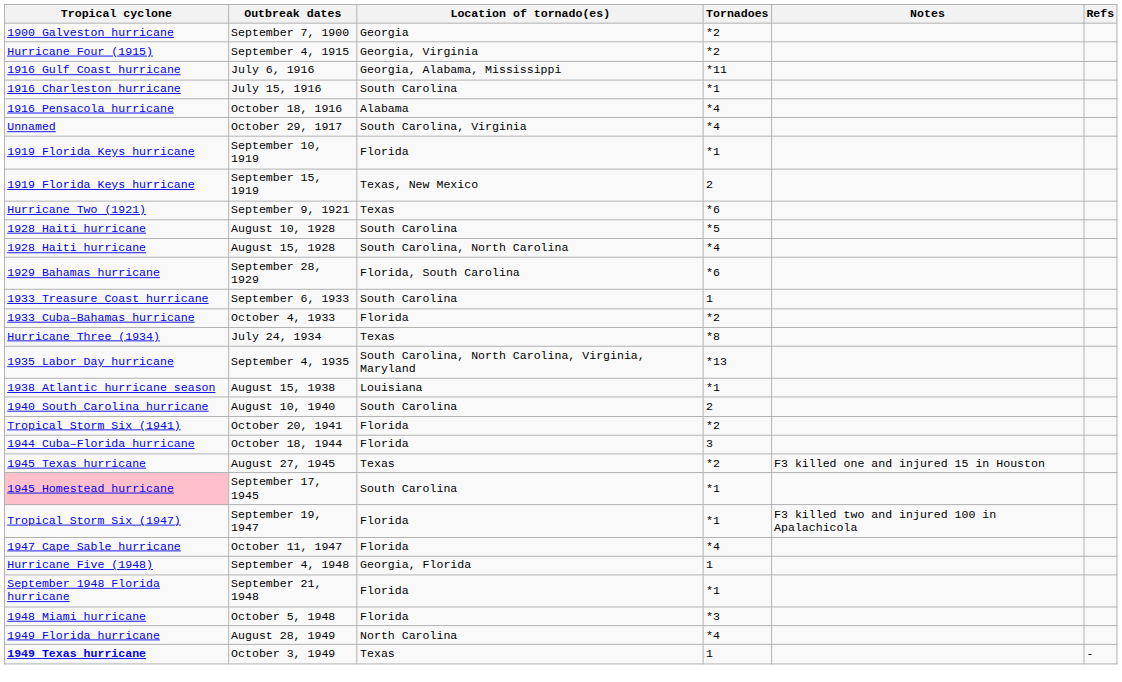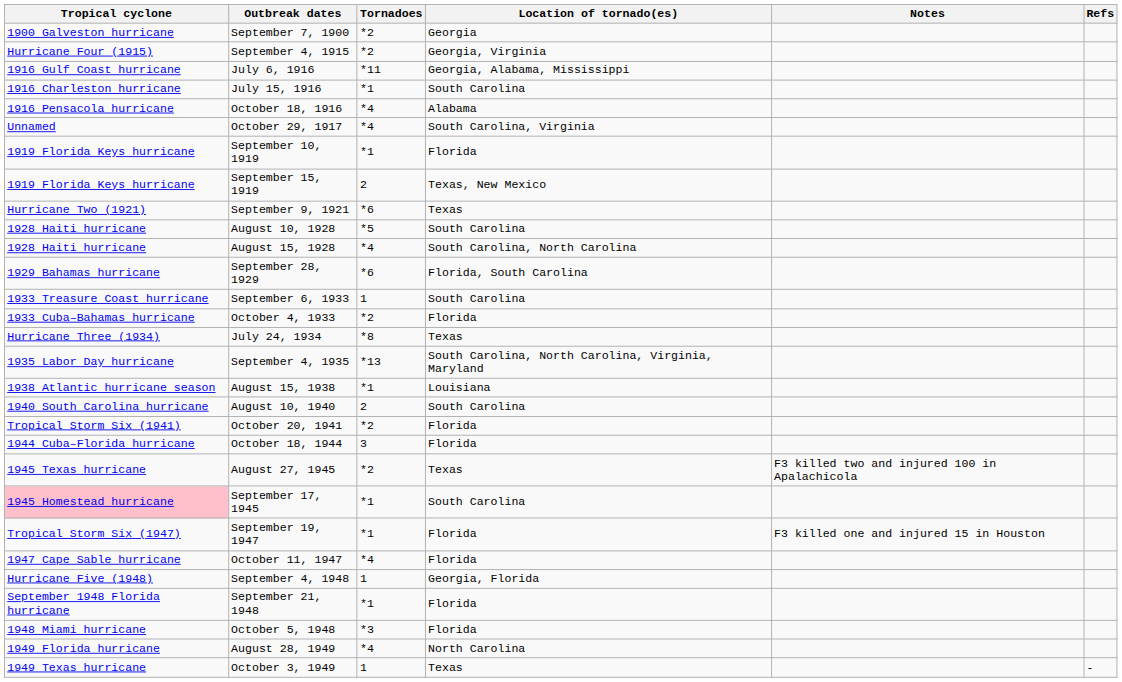columns swapped: (737, 14) <-> (530, 14)
(909, 463) F3 killed one and injured 15 in Houston -> (885, 470) F3 killed two and injured 100 in Apalachicola
(885, 521) F3 killed two and injured 100 in Apalachicola -> (909, 534) F3 killed one and injured 15 in Houston
(77, 654) bold -> (77, 668) normal
